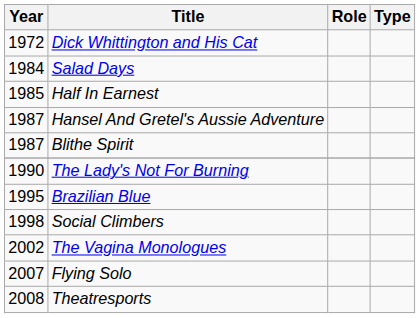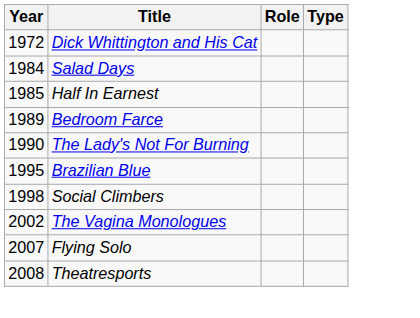- row: (188, 119)
- row: (92, 145)
+ row: (107, 119)
